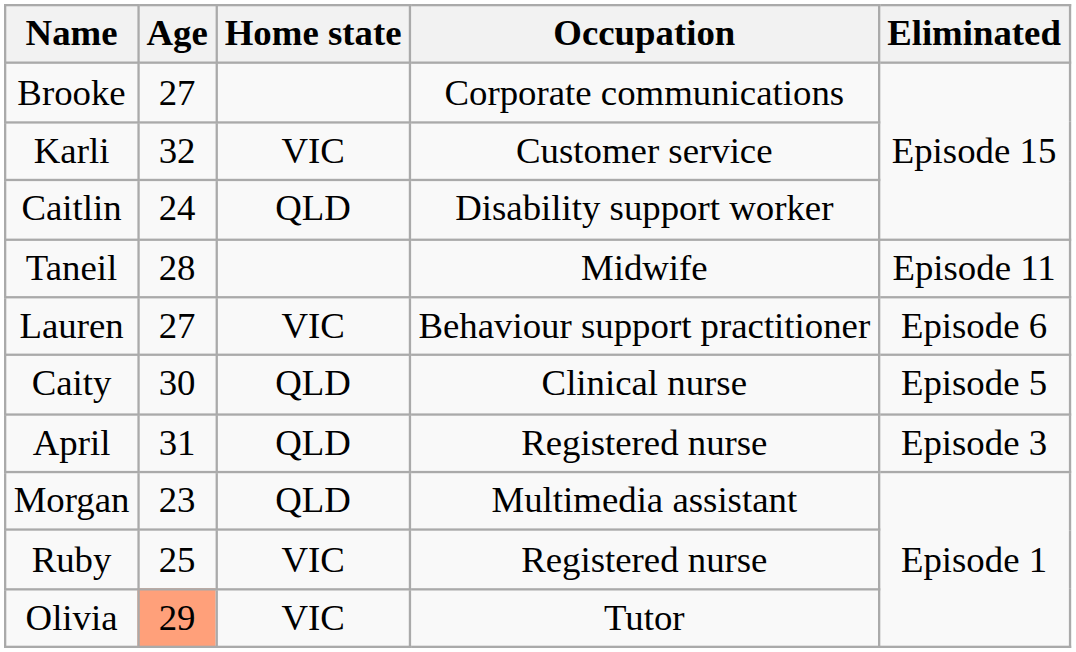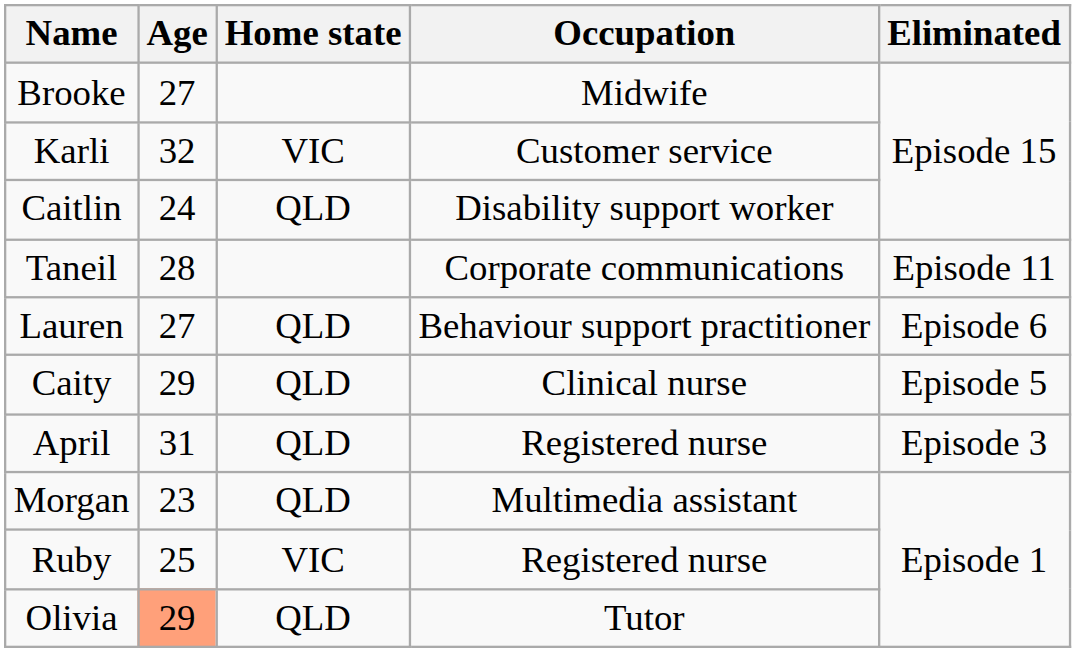(644, 92) Corporate communications -> (644, 92) Midwife
(644, 267) Midwife -> (644, 267) Corporate communications
(313, 325) VIC -> (313, 325) QLD
(177, 383) 30 -> (177, 383) 29
(313, 617) VIC -> (313, 617) QLD
